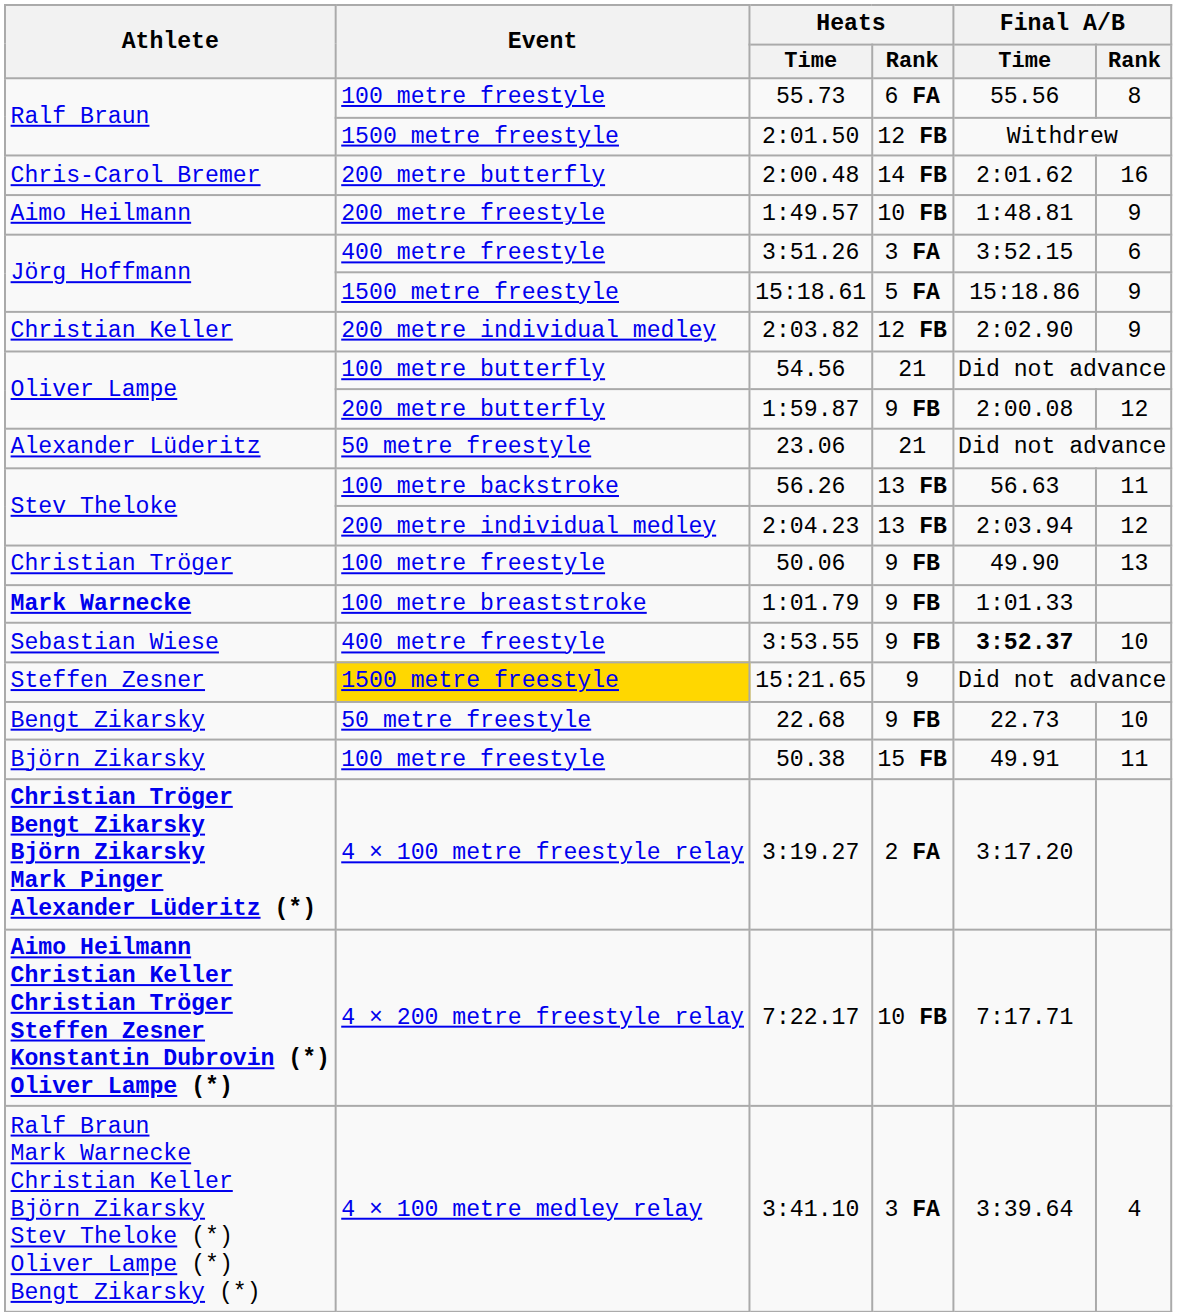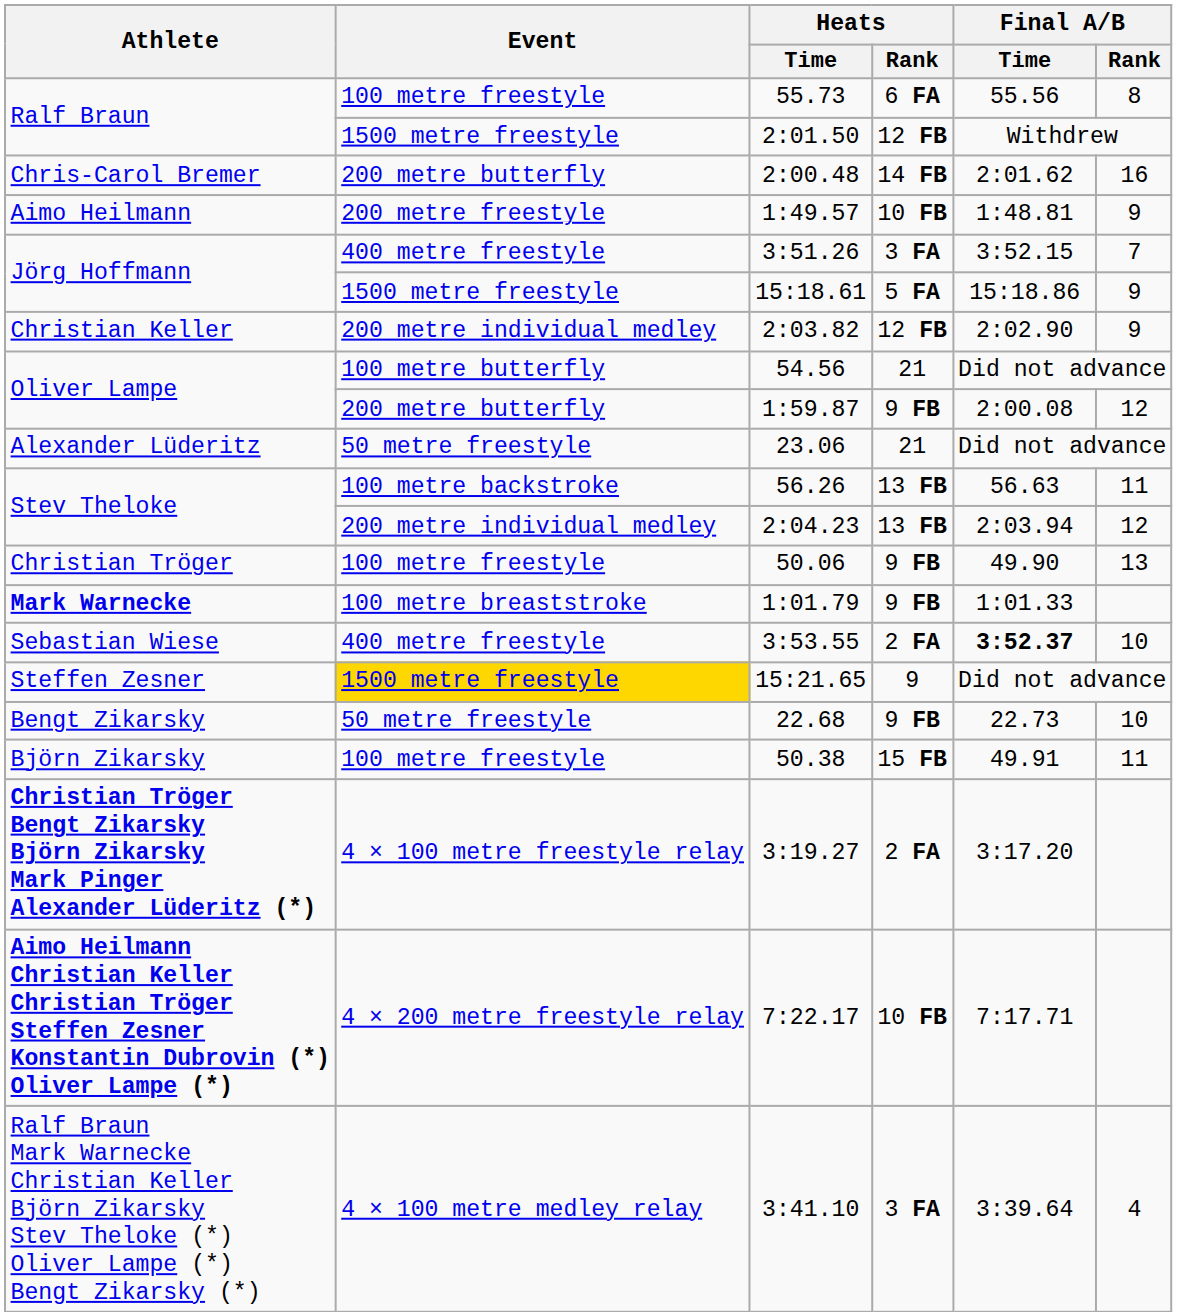(1134, 253) 6 -> (1134, 253) 7
(912, 642) 9 FB -> (912, 642) 2 FA
